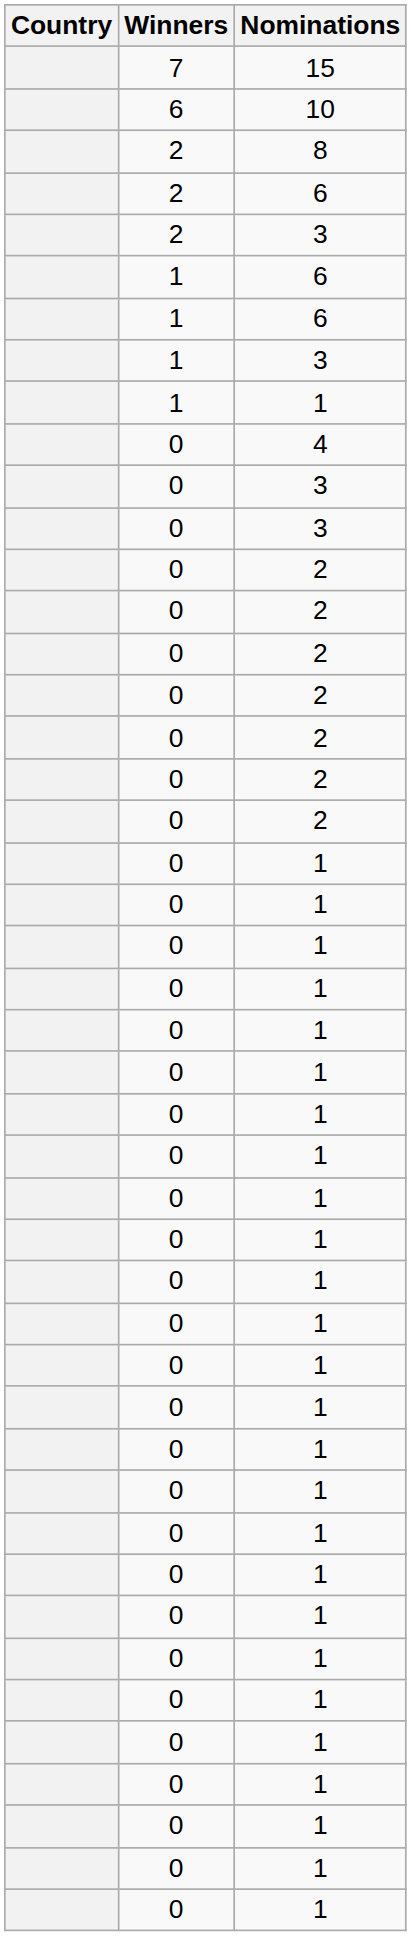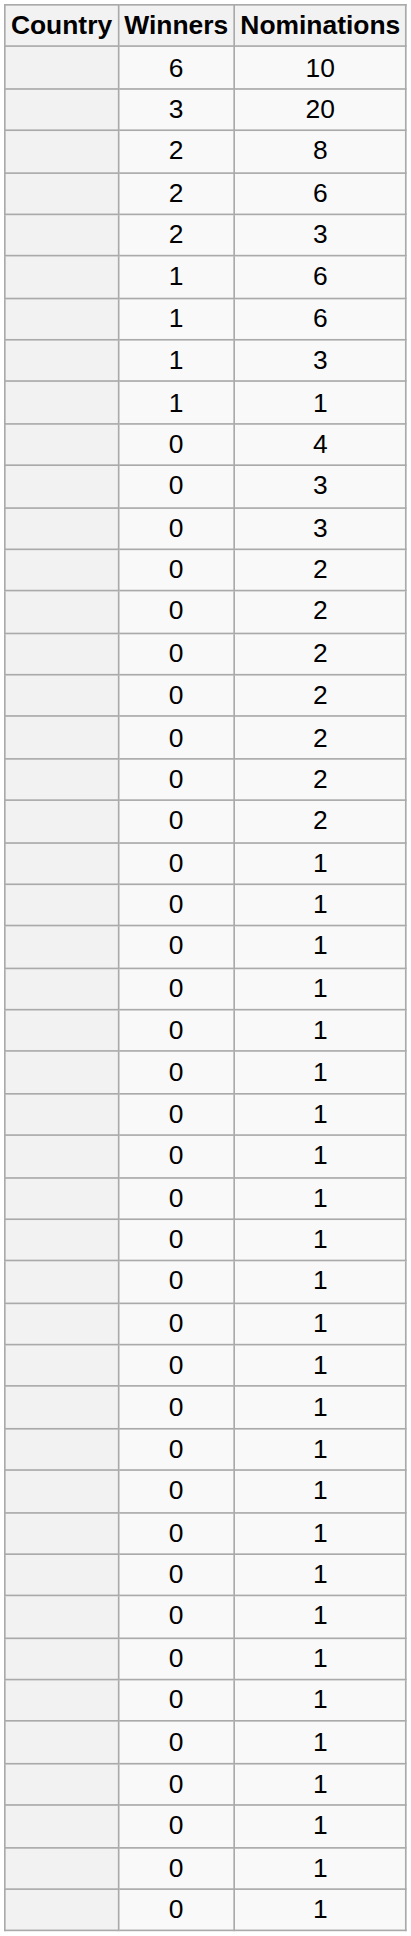- row: (176, 67)
+ row: (176, 109)
